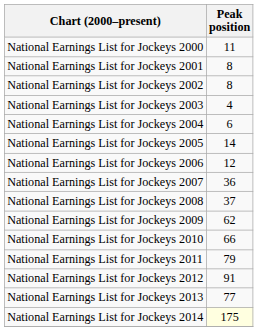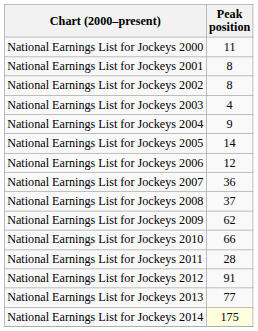(230, 124) 6 -> (230, 124) 9
(230, 259) 79 -> (230, 259) 28
